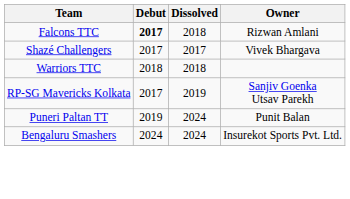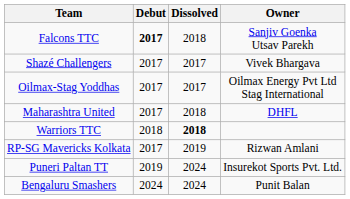(283, 31) Rizwan Amlani -> (283, 38) Sanjiv Goenka Utsav Parekh
+ row: (69, 87)
+ row: (69, 112)
(195, 68) normal -> (195, 130) bold
(283, 93) Sanjiv Goenka Utsav Parekh -> (283, 149) Rizwan Amlani
(283, 117) Punit Balan -> (283, 167) Insurekot Sports Pvt. Ltd.
(283, 136) Insurekot Sports Pvt. Ltd. -> (283, 185) Punit Balan
